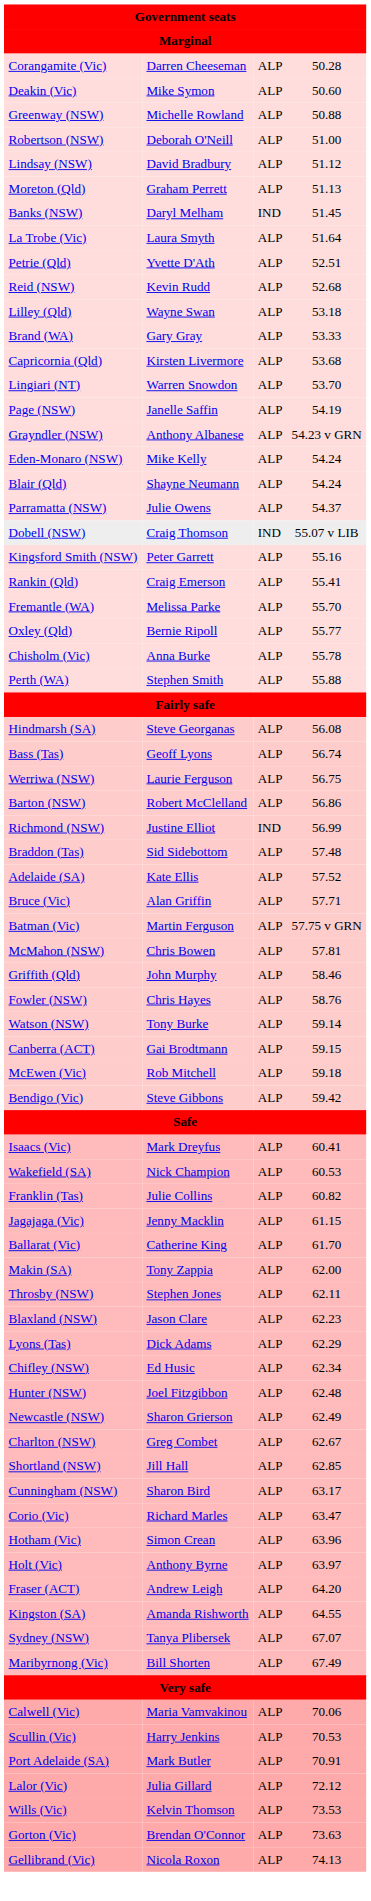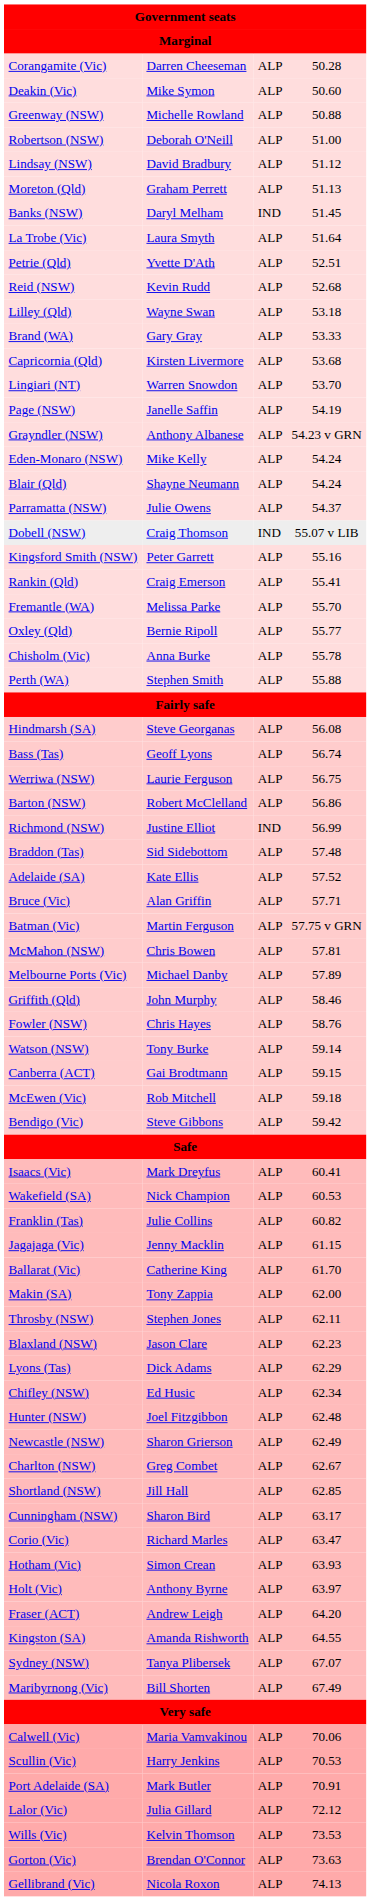+ row: (67, 974)
(327, 1539) 63.96 -> (327, 1564) 63.93
